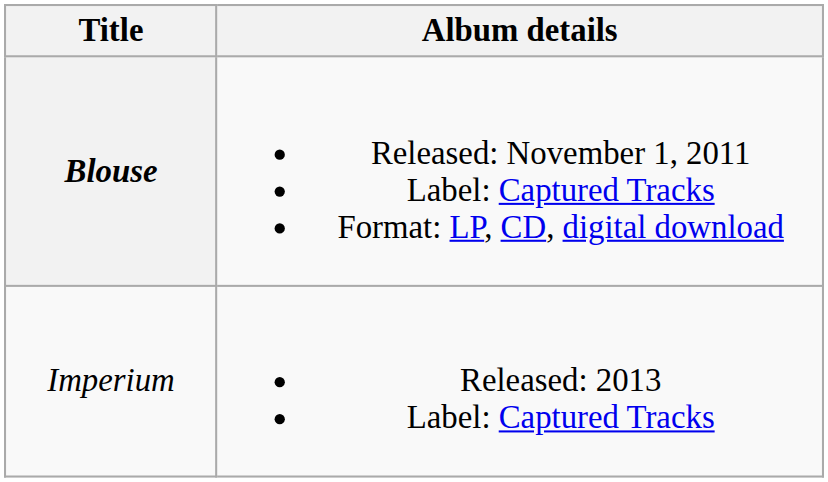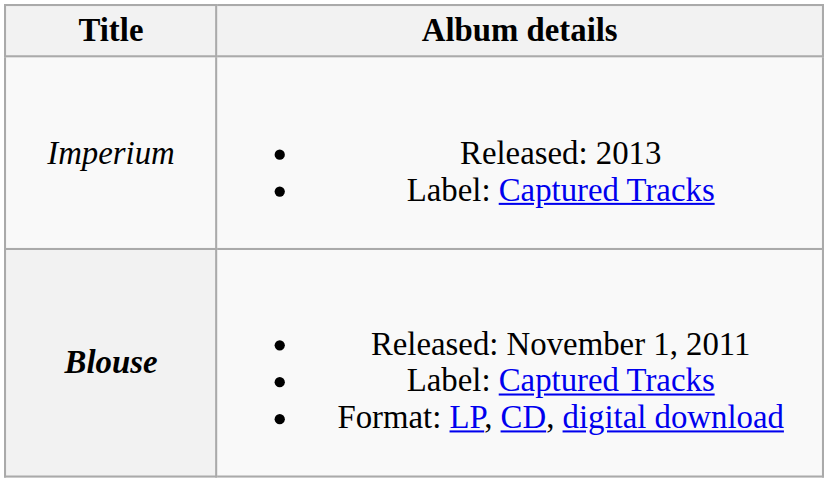rows swapped: (111, 170) <-> (111, 380)
